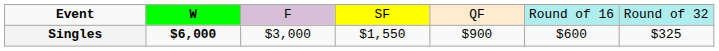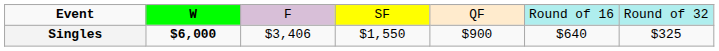(288, 36) $3,000 -> (288, 36) $3,406
(571, 36) $600 -> (571, 36) $640
